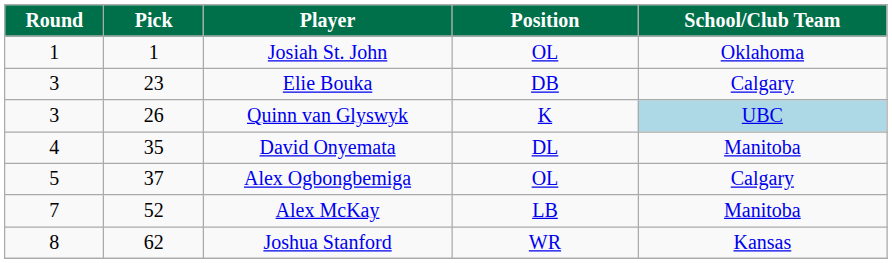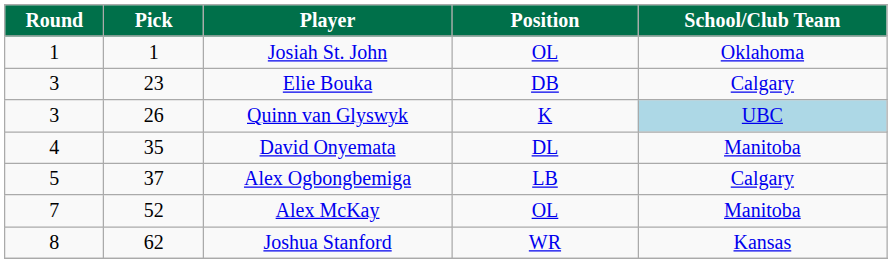(545, 178) OL -> (545, 178) LB
(545, 210) LB -> (545, 210) OL
